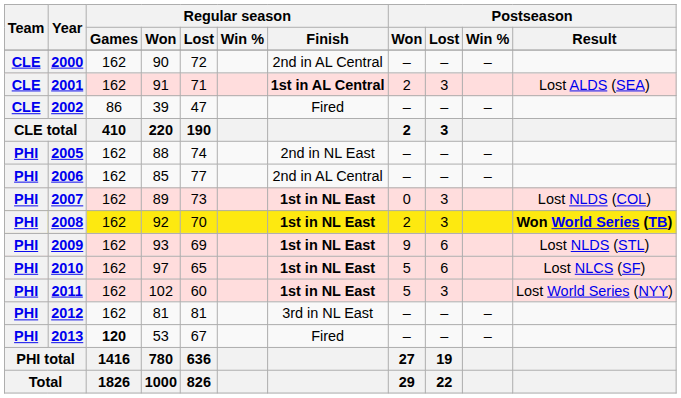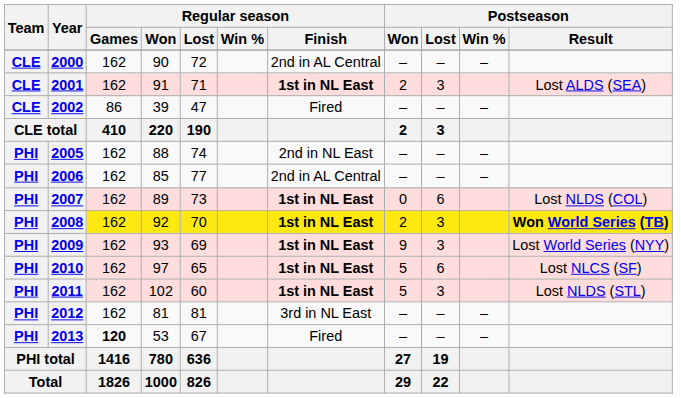(328, 85) 1st in AL Central -> (326, 85) 1st in NL East
(444, 199) 3 -> (440, 199) 6
(444, 245) 6 -> (440, 245) 3
(594, 245) Lost NLDS (STL) -> (591, 245) Lost World Series (NYY)
(594, 290) Lost World Series (NYY) -> (591, 290) Lost NLDS (STL)
